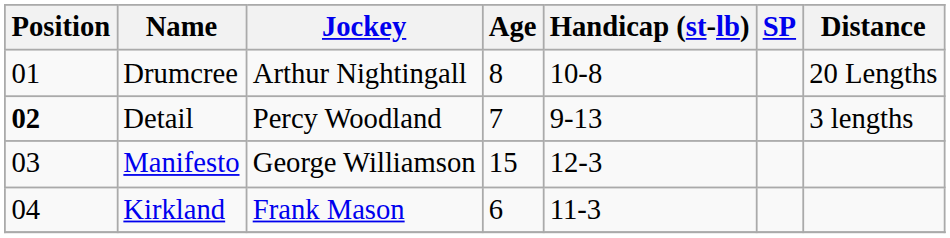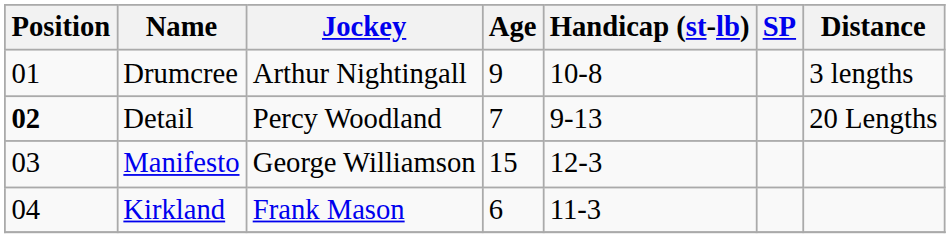(496, 72) 8 -> (496, 72) 9
(873, 72) 20 Lengths -> (861, 72) 3 lengths
(861, 118) 3 lengths -> (873, 118) 20 Lengths
